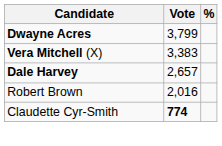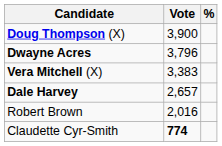+ row: (66, 33)
(182, 33) 3,799 -> (182, 53) 3,796
